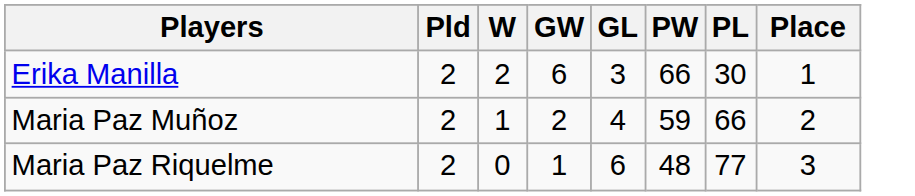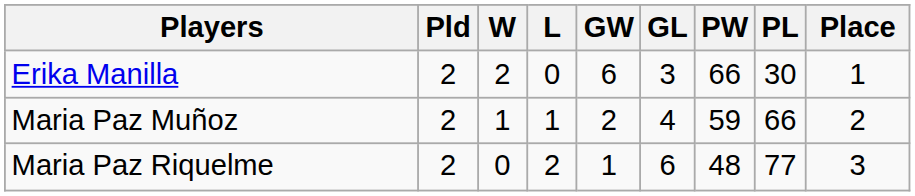+ column: (552, 27)
